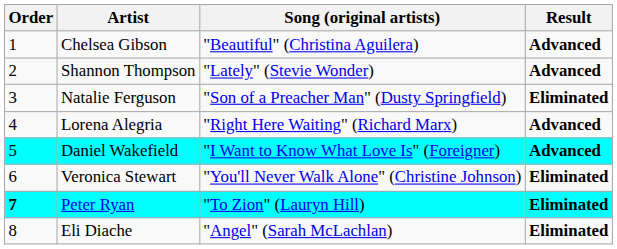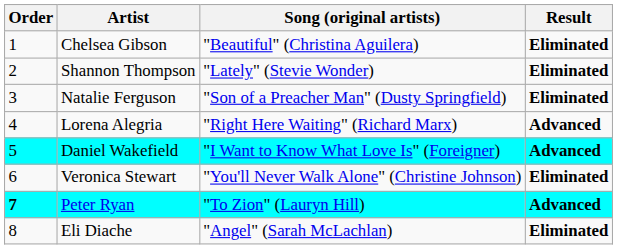(565, 44) Advanced -> (569, 44) Eliminated
(565, 71) Advanced -> (569, 71) Eliminated
(569, 204) Eliminated -> (565, 204) Advanced
